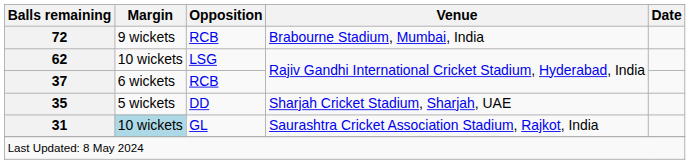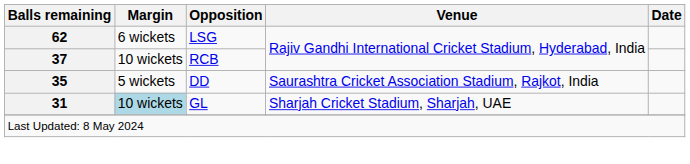- row: (59, 37)
(150, 59) 10 wickets -> (146, 37) 6 wickets
(146, 81) 6 wickets -> (150, 59) 10 wickets
(390, 103) Sharjah Cricket Stadium, Sharjah, UAE -> (434, 81) Saurashtra Cricket Association Stadium, Rajkot, India
(434, 125) Saurashtra Cricket Association Stadium, Rajkot, India -> (390, 103) Sharjah Cricket Stadium, Sharjah, UAE
